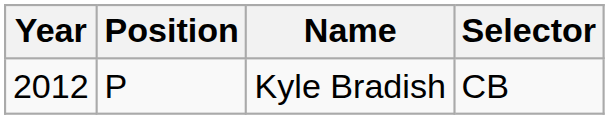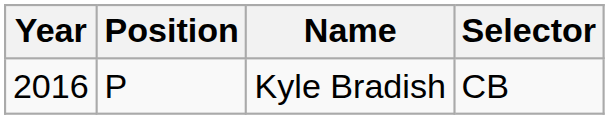(51, 85) 2012 -> (51, 85) 2016
